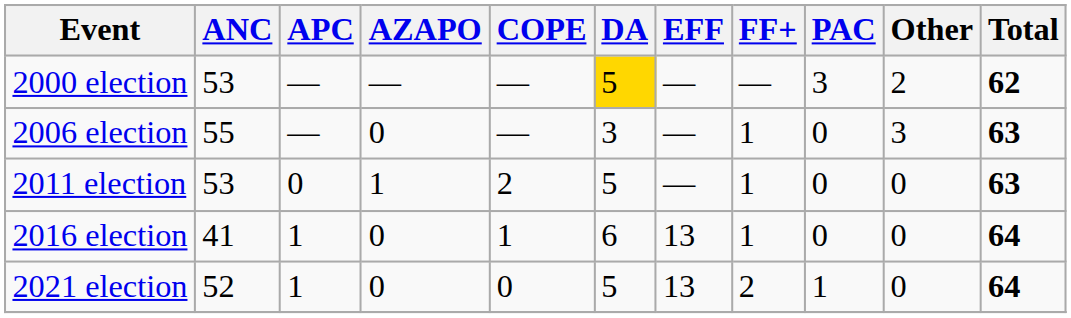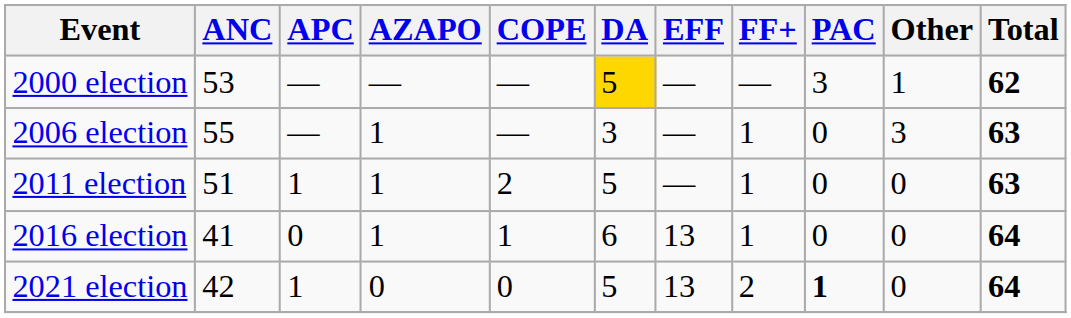(899, 81) 2 -> (899, 81) 1
(377, 132) 0 -> (377, 132) 1
(219, 183) 53 -> (219, 183) 51
(295, 183) 0 -> (295, 183) 1
(295, 235) 1 -> (295, 235) 0
(377, 235) 0 -> (377, 235) 1
(219, 286) 52 -> (219, 286) 42
(820, 286) normal -> (820, 286) bold
